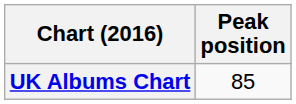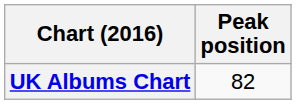(243, 81) 85 -> (243, 81) 82
